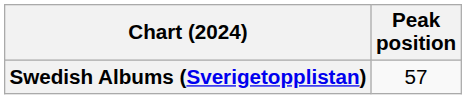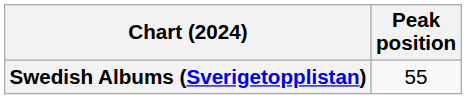(416, 76) 57 -> (416, 76) 55
